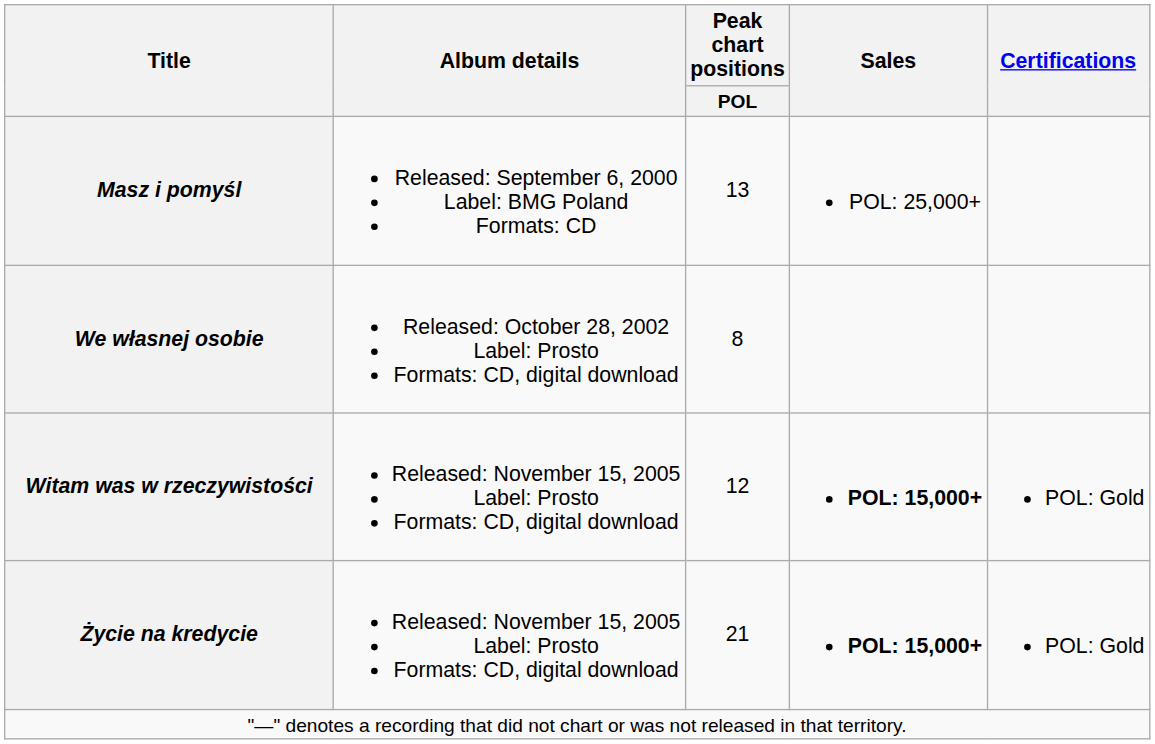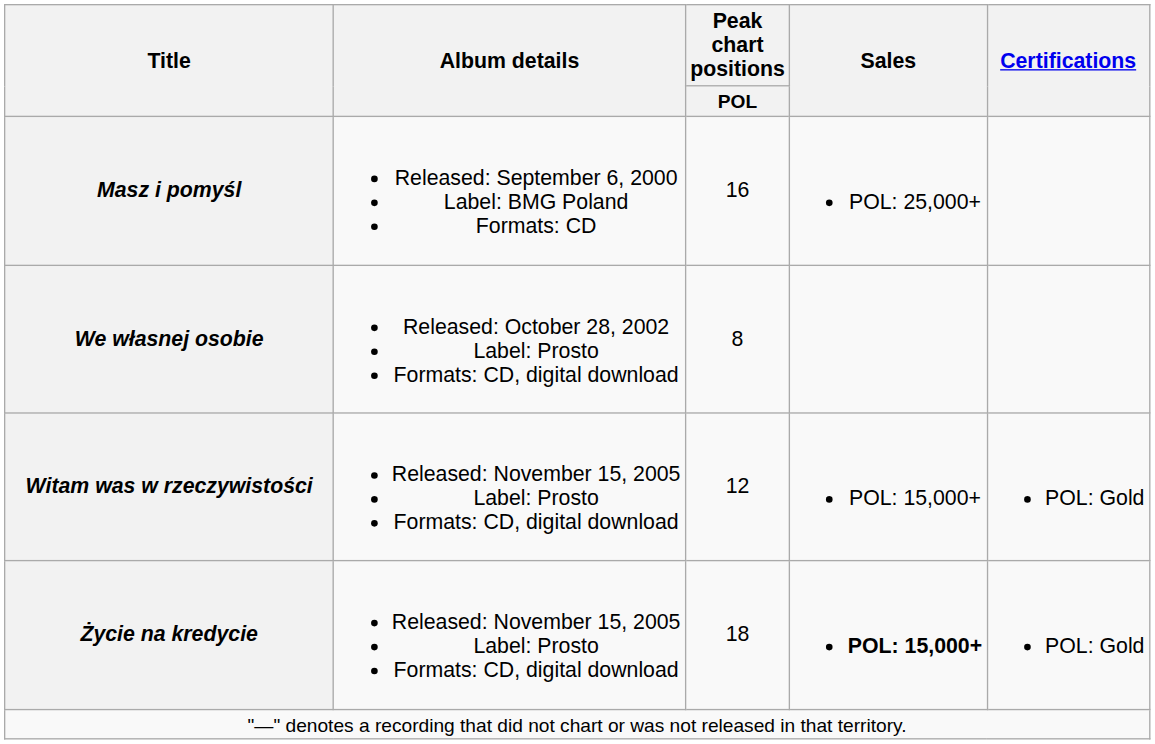(738, 190) 13 -> (738, 190) 16
(888, 499) bold -> (888, 499) normal
(738, 634) 21 -> (738, 634) 18
